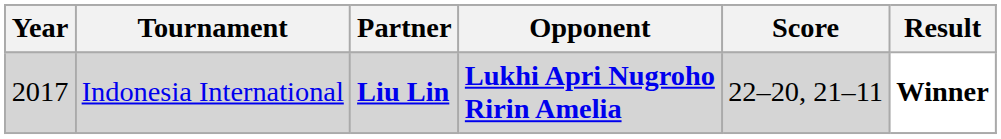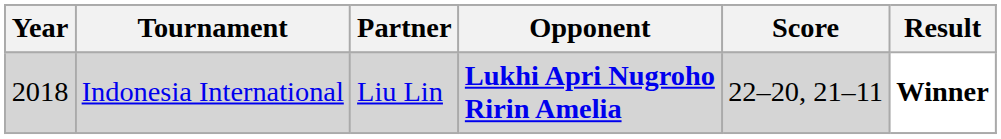(40, 91) 2017 -> (40, 91) 2018
(403, 91) bold -> (400, 91) normal
